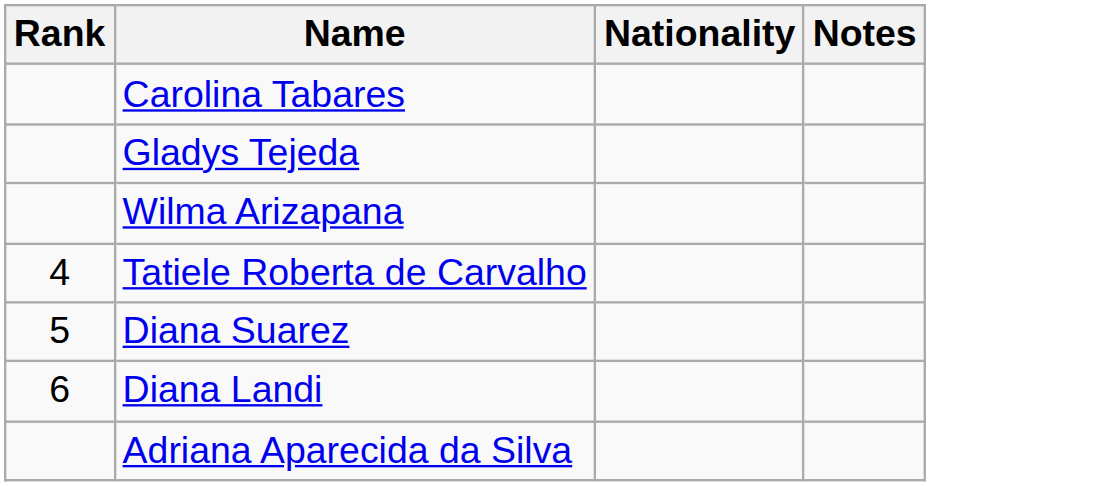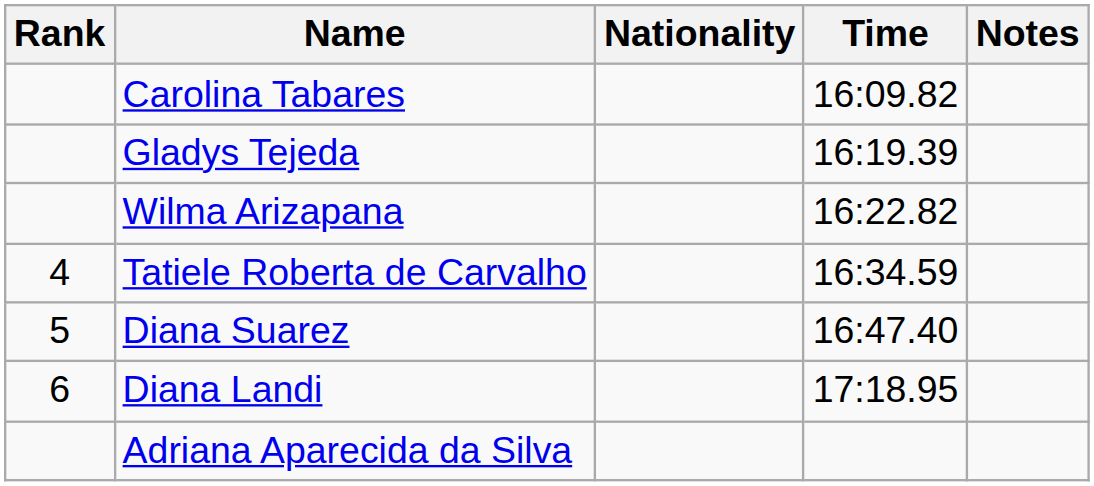+ column: (886, 34)
